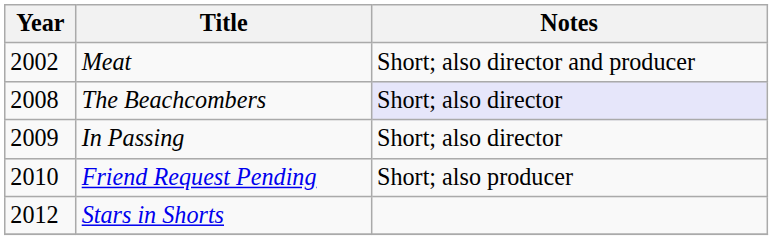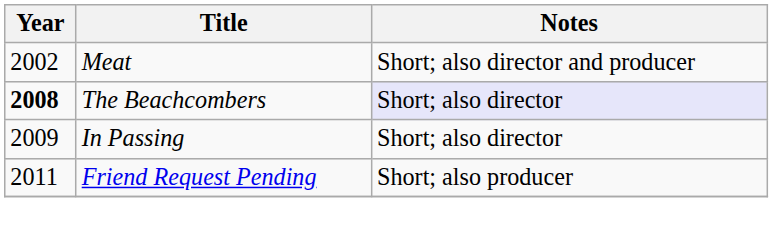(34, 100) normal -> (34, 100) bold
(34, 176) 2010 -> (34, 176) 2011
- row: (153, 215)
